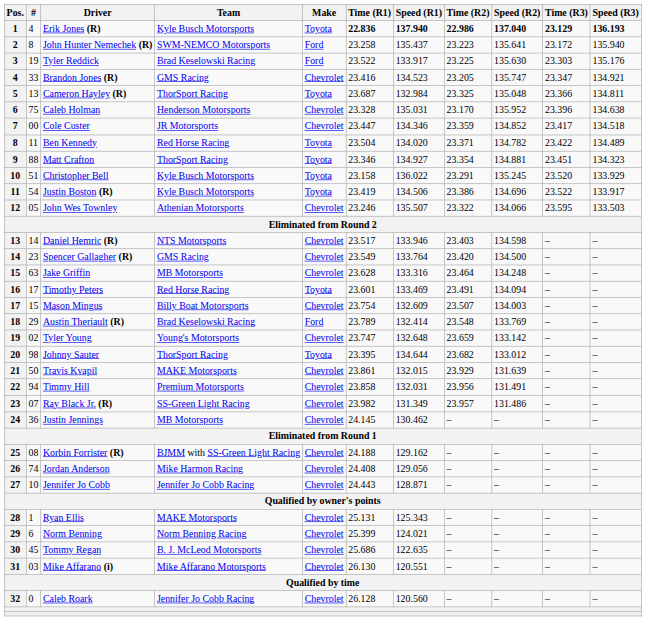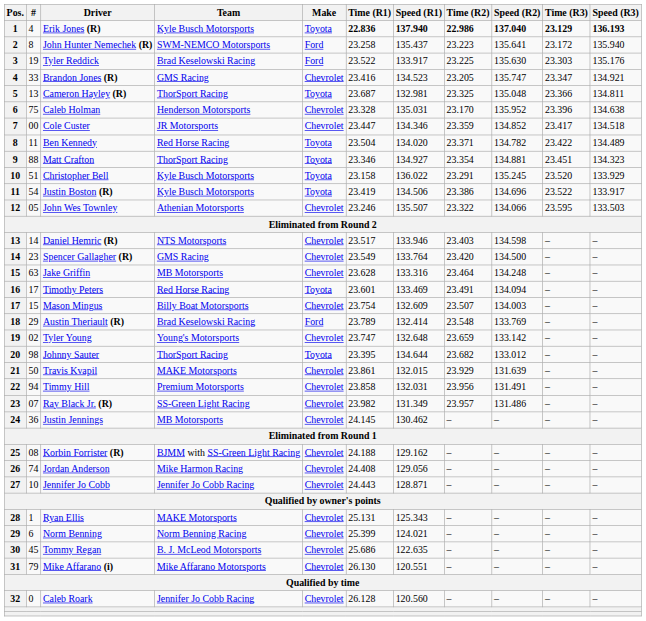(412, 94) 132.984 -> (412, 94) 132.981
(33, 566) 03 -> (33, 566) 79
